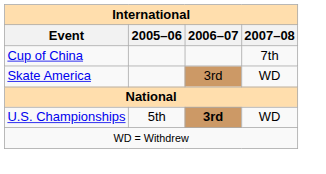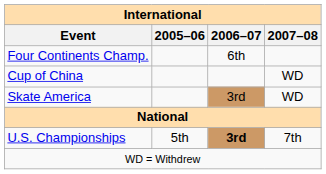+ row: (78, 55)
(270, 55) 7th -> (293, 76) WD
(270, 117) WD -> (293, 138) 7th
